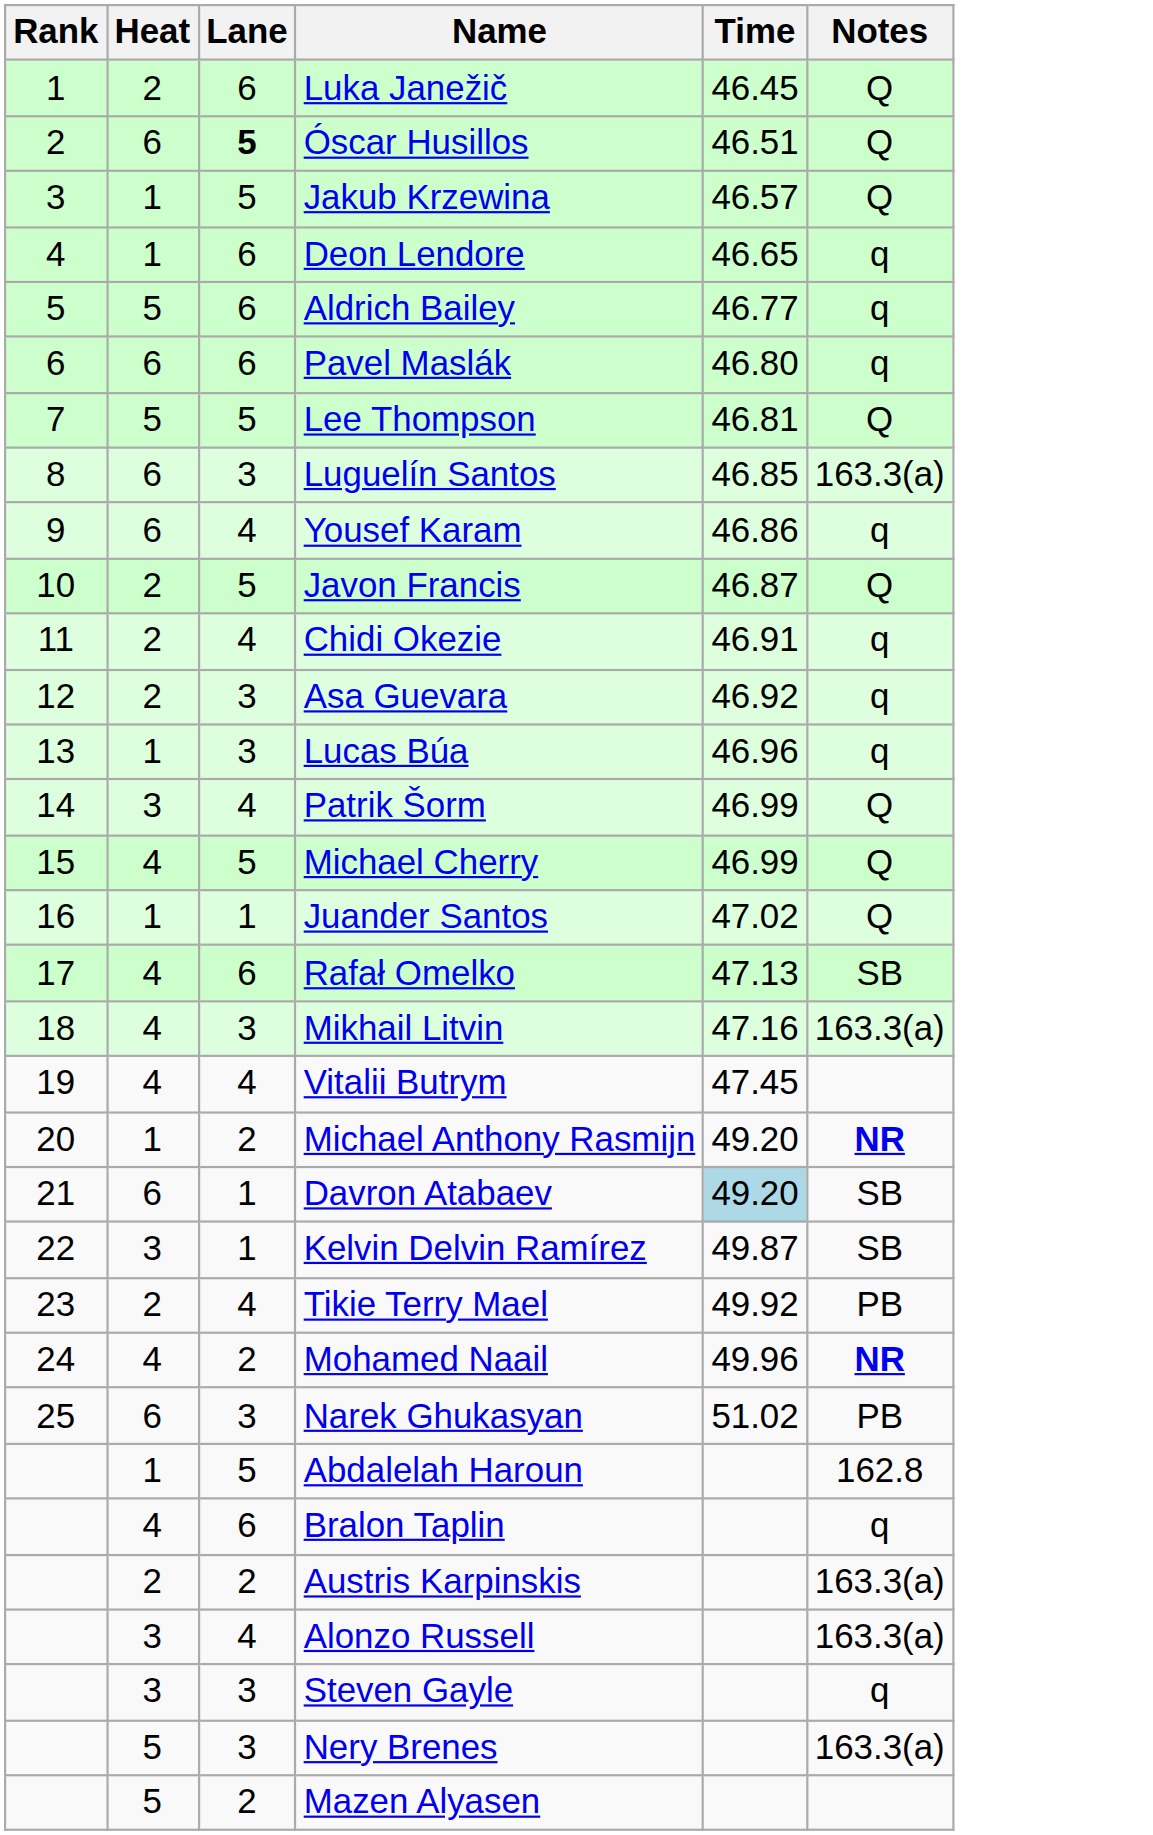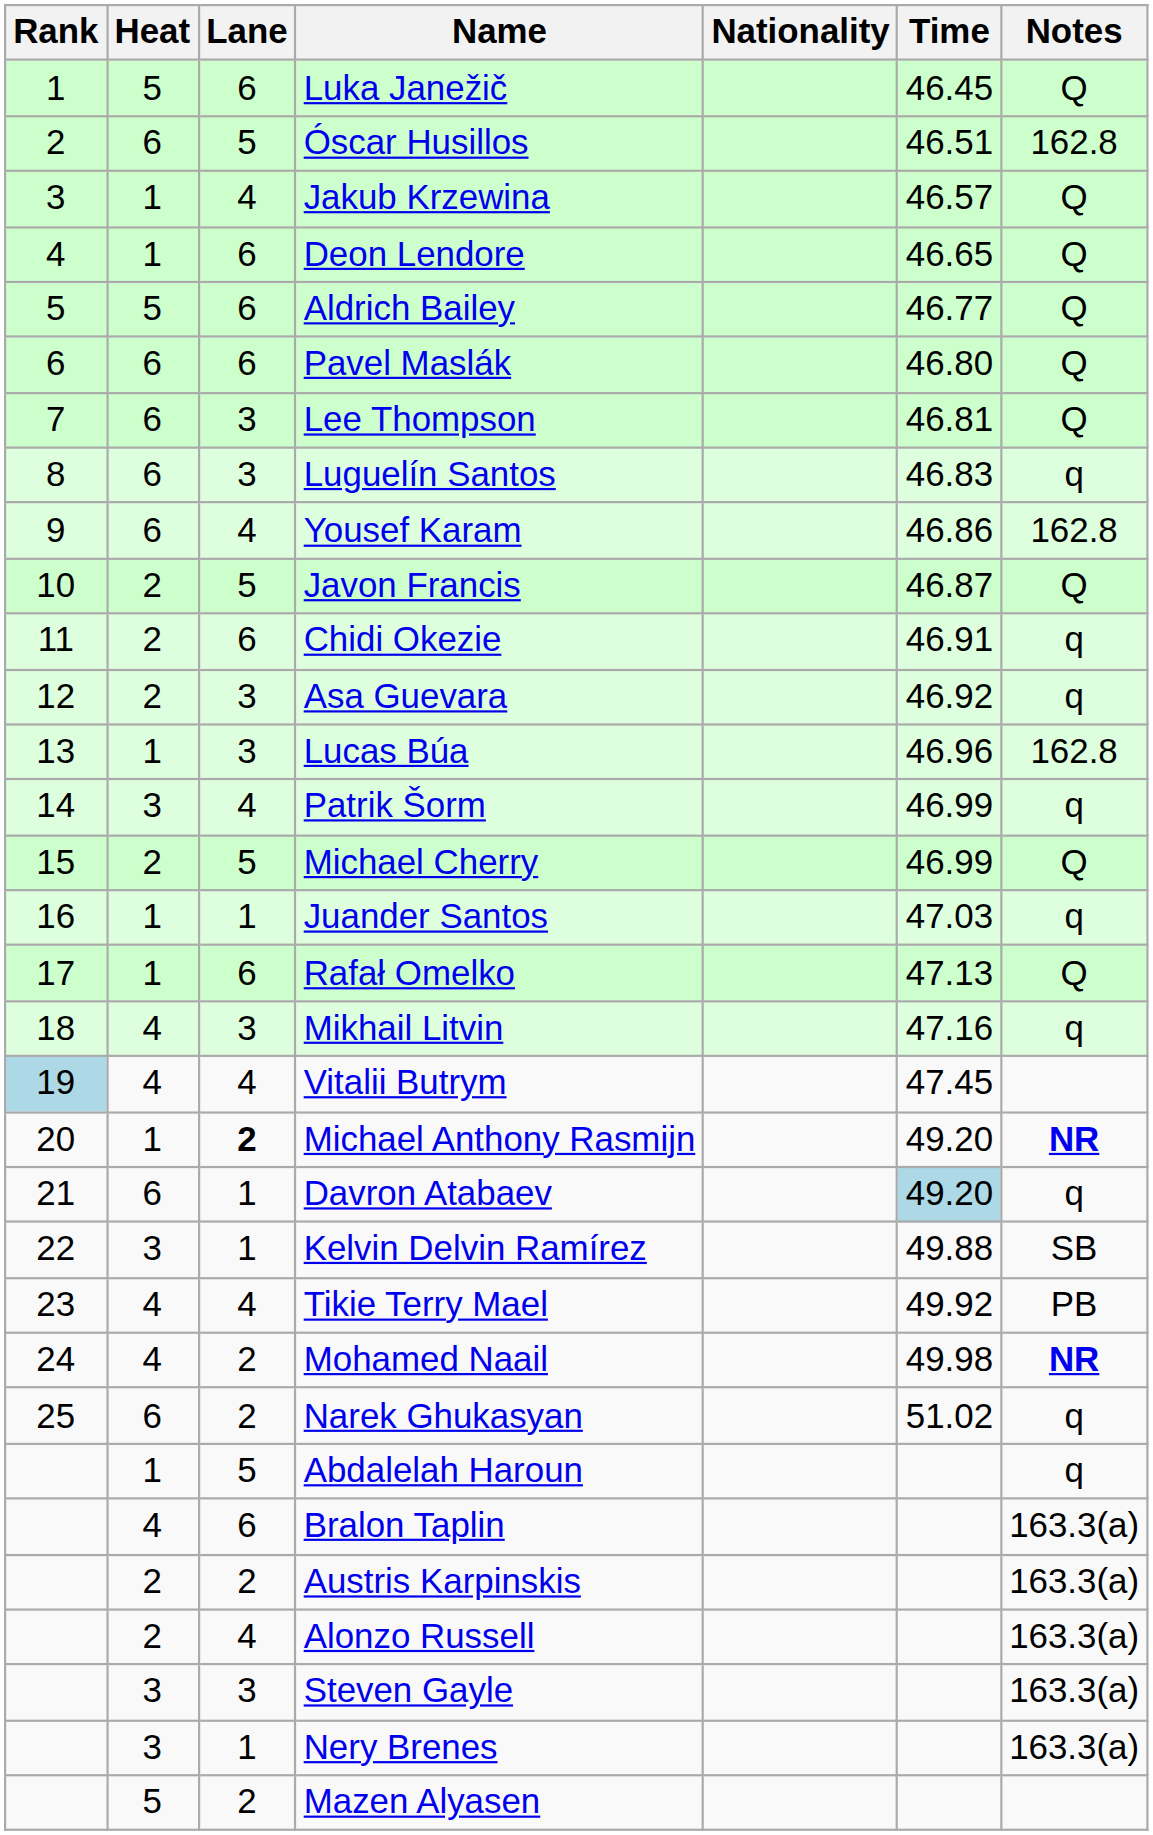+ column: (801, 32)
(152, 87) 2 -> (152, 87) 5
(247, 142) bold -> (247, 142) normal
(880, 142) Q -> (1074, 142) 162.8
(247, 198) 5 -> (247, 198) 4
(880, 253) q -> (1074, 253) Q
(880, 308) q -> (1074, 308) Q
(880, 364) q -> (1074, 364) Q
(152, 419) 5 -> (152, 419) 6
(247, 419) 5 -> (247, 419) 3
(755, 474) 46.85 -> (949, 474) 46.83
(880, 474) 163.3(a) -> (1074, 474) q
(880, 530) q -> (1074, 530) 162.8
(247, 640) 4 -> (247, 640) 6
(880, 751) q -> (1074, 751) 162.8
(880, 806) Q -> (1074, 806) q
(152, 861) 4 -> (152, 861) 2
(755, 917) 47.02 -> (949, 917) 47.03
(880, 917) Q -> (1074, 917) q
(152, 972) 4 -> (152, 972) 1
(880, 972) SB -> (1074, 972) Q
(880, 1027) 163.3(a) -> (1074, 1027) q
(56, 1083) no background -> (56, 1083) lightblue background
(247, 1138) normal -> (247, 1138) bold
(880, 1193) SB -> (1074, 1193) q
(755, 1249) 49.87 -> (949, 1249) 49.88
(152, 1304) 2 -> (152, 1304) 4
(755, 1359) 49.96 -> (949, 1359) 49.98
(247, 1415) 3 -> (247, 1415) 2
(880, 1415) PB -> (1074, 1415) q
(880, 1470) 162.8 -> (1074, 1470) q
(880, 1525) q -> (1074, 1525) 163.3(a)
(152, 1636) 3 -> (152, 1636) 2
(880, 1691) q -> (1074, 1691) 163.3(a)
(152, 1747) 5 -> (152, 1747) 3
(247, 1747) 3 -> (247, 1747) 1
